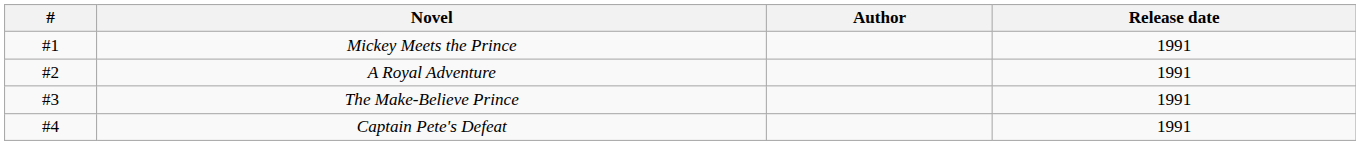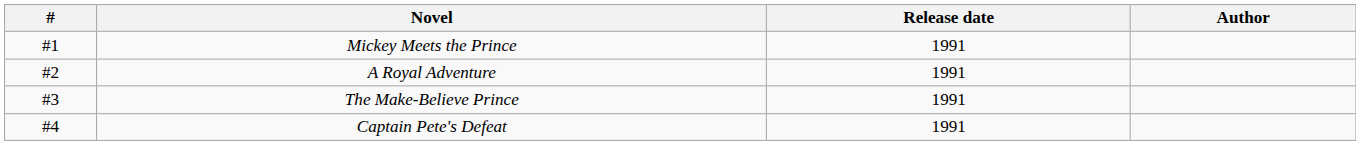columns swapped: (880, 18) <-> (1174, 18)
